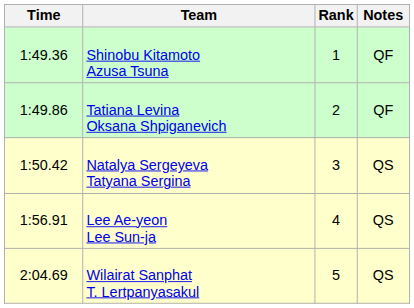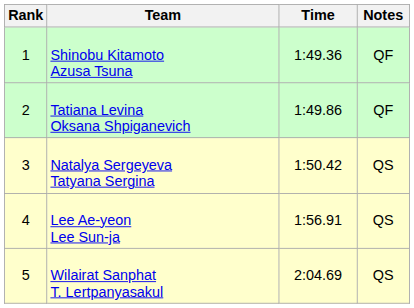columns swapped: (336, 15) <-> (44, 15)
